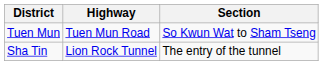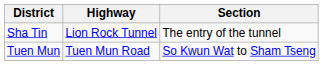rows swapped: (34, 32) <-> (27, 51)
